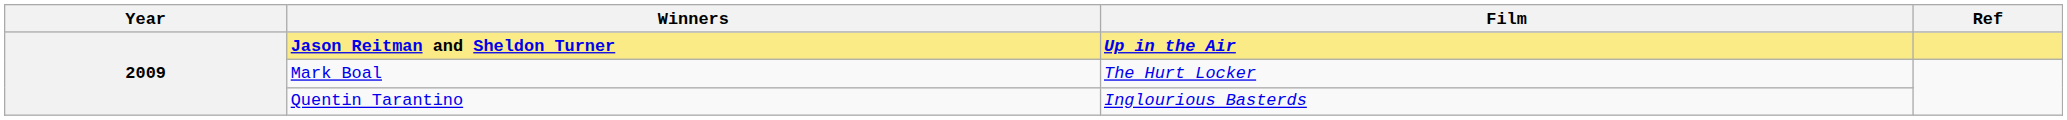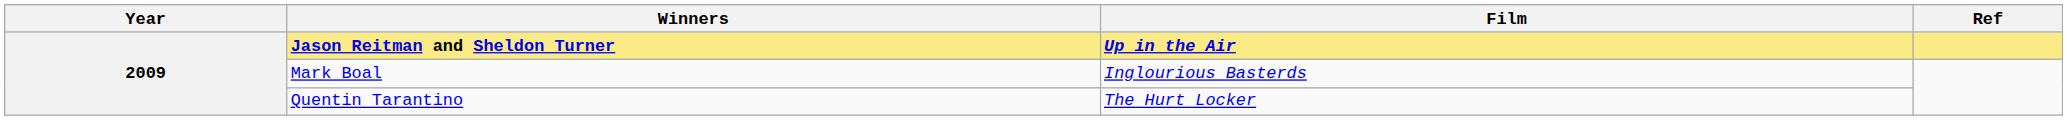(1180, 74) The Hurt Locker -> (1205, 74) Inglourious Basterds
(1205, 101) Inglourious Basterds -> (1180, 101) The Hurt Locker
